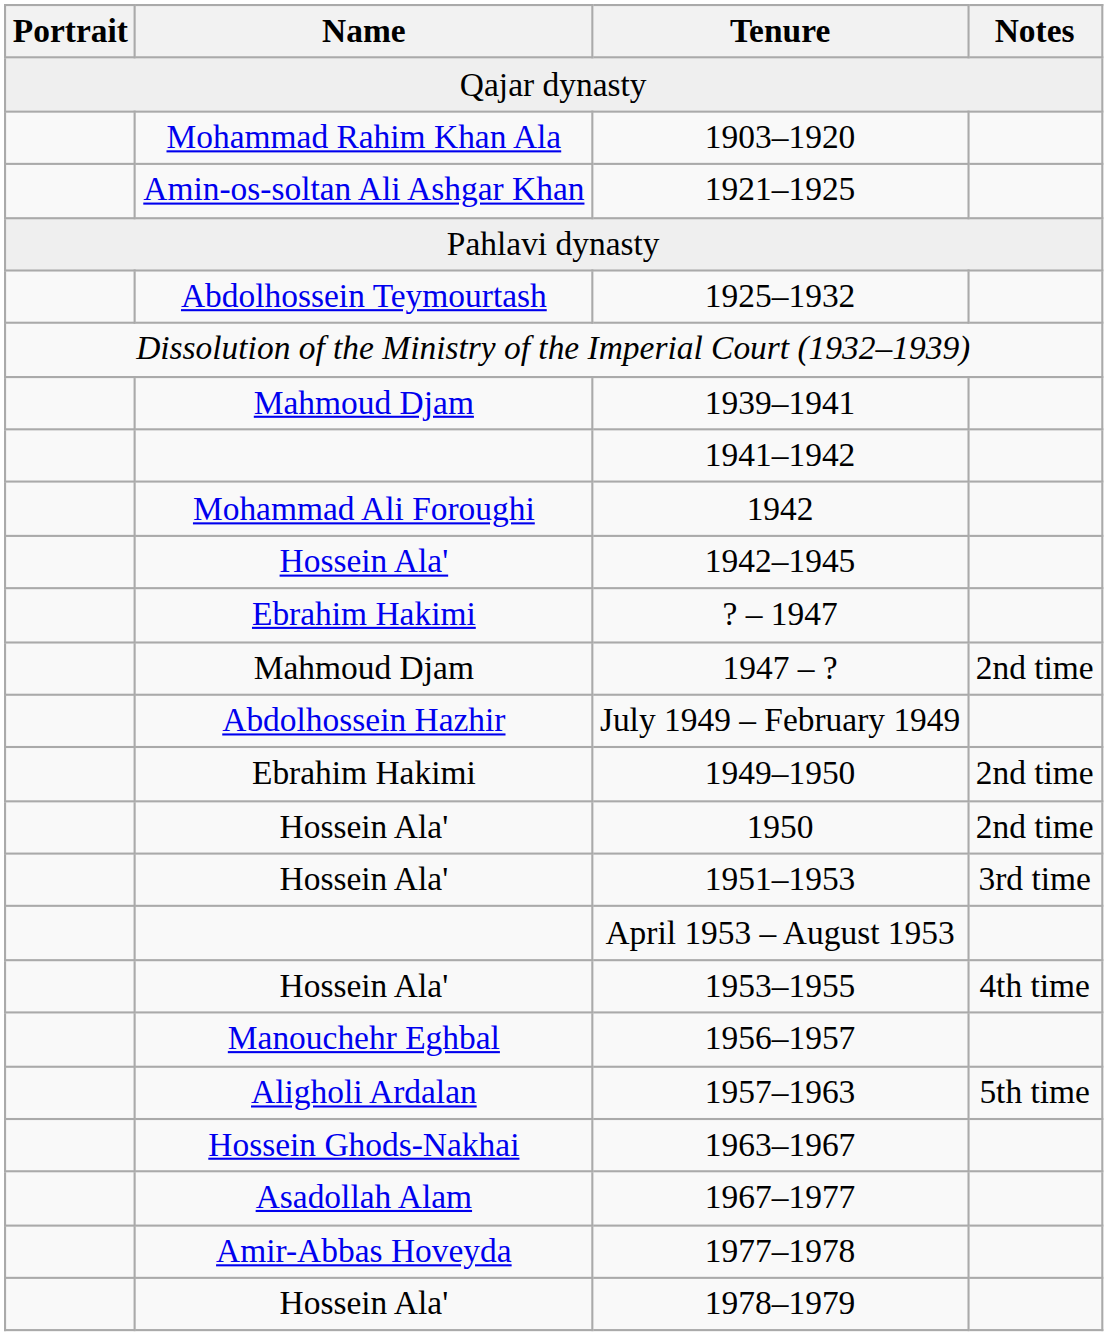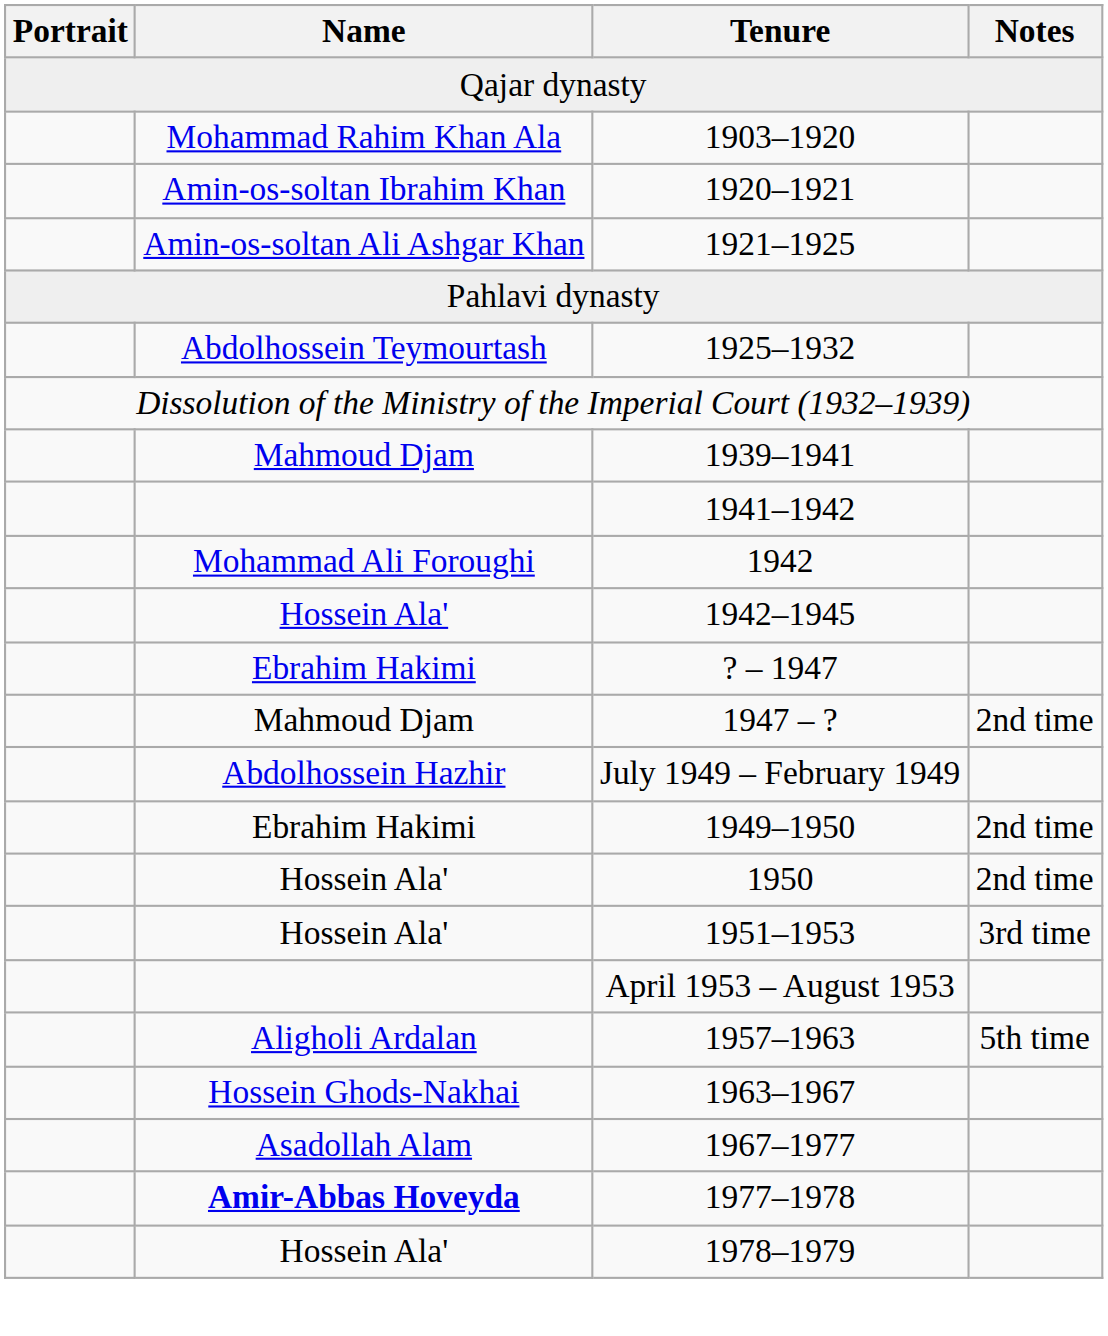+ row: (780, 190)
- row: (780, 985)
- row: (780, 1038)
(364, 1250) normal -> (364, 1197) bold
